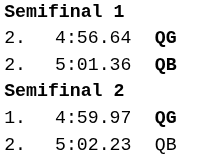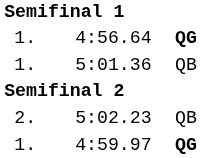(15, 38) 2. -> (25, 38) 1.
(15, 65) 2. -> (25, 65) 1.
(166, 65) bold -> (186, 65) normal
rows swapped: (93, 118) <-> (93, 145)
